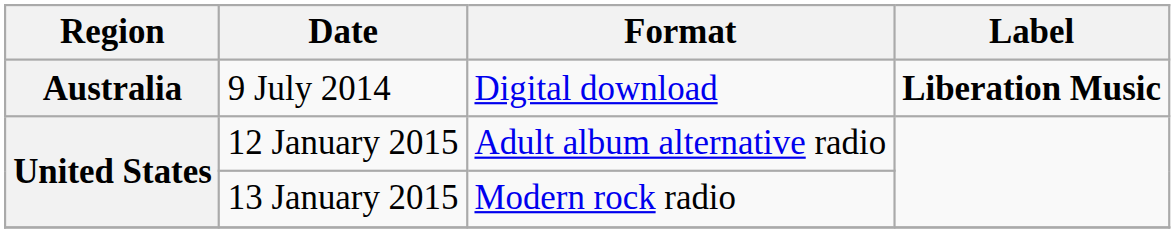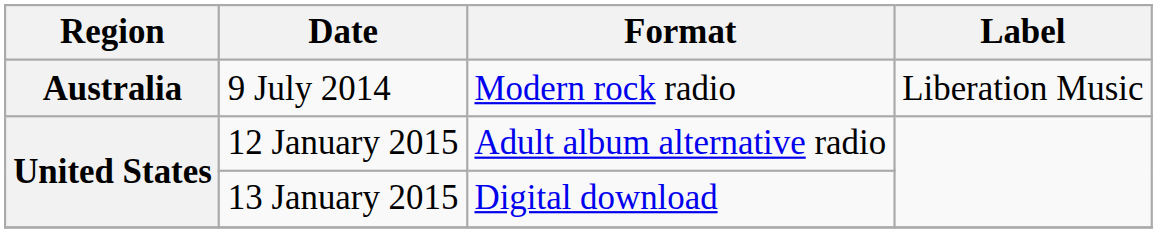(596, 87) Digital download -> (605, 87) Modern rock radio
(1032, 87) bold -> (1023, 87) normal
(605, 198) Modern rock radio -> (596, 198) Digital download
